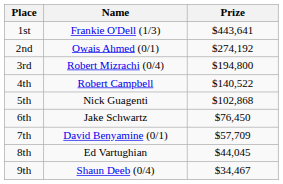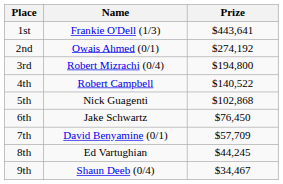(233, 153) $44,045 -> (233, 153) $44,245
